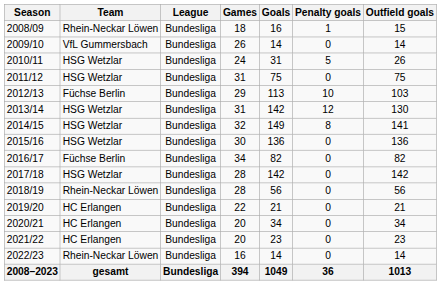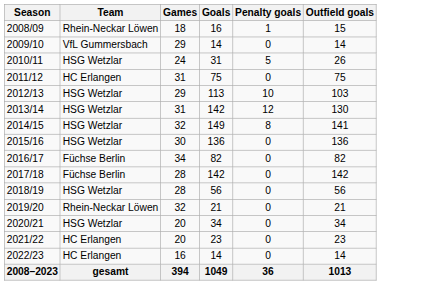- column: (191, 12)
(240, 45) 26 -> (180, 45) 29
(92, 77) HSG Wetzlar -> (92, 77) HC Erlangen
(94, 93) Füchse Berlin -> (92, 93) HSG Wetzlar
(92, 175) HSG Wetzlar -> (94, 175) Füchse Berlin
(110, 191) Rhein-Neckar Löwen -> (92, 191) HSG Wetzlar
(92, 207) HC Erlangen -> (110, 207) Rhein-Neckar Löwen
(240, 207) 22 -> (180, 207) 32
(92, 223) HC Erlangen -> (92, 223) HSG Wetzlar
(110, 256) Rhein-Neckar Löwen -> (92, 256) HC Erlangen
